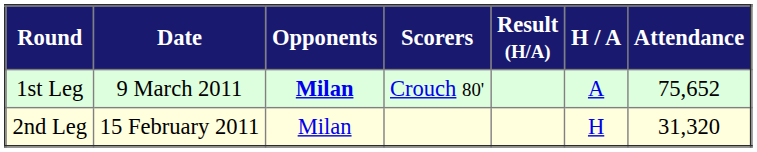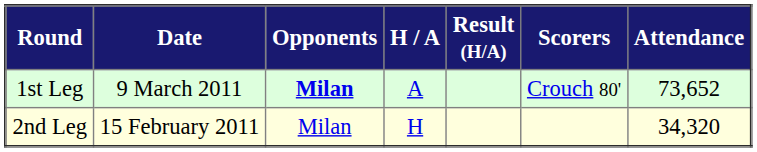columns swapped: (596, 37) <-> (437, 37)
(689, 88) 75,652 -> (689, 88) 73,652
(689, 126) 31,320 -> (689, 126) 34,320
